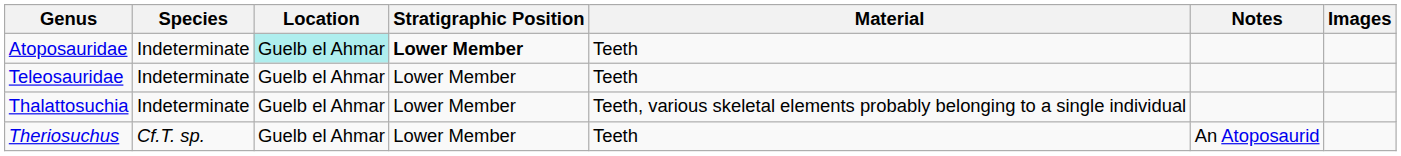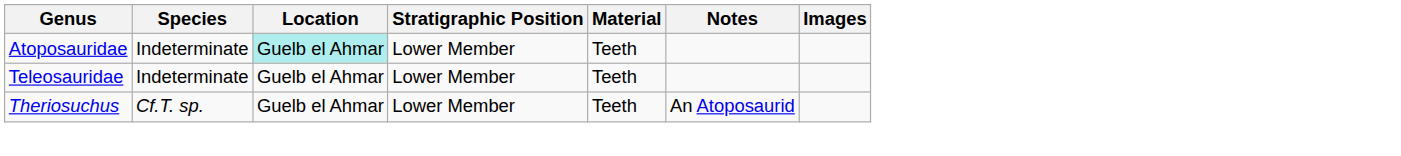(458, 48) bold -> (454, 48) normal
- row: (69, 106)
